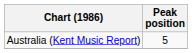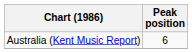(165, 40) 5 -> (165, 40) 6
